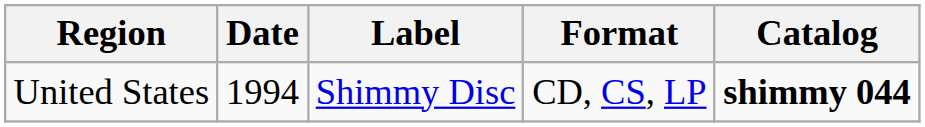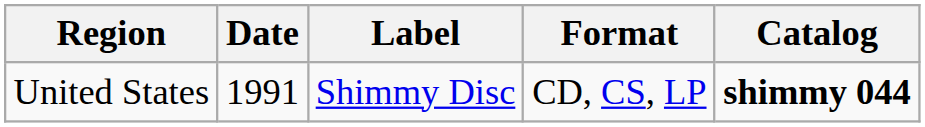(262, 91) 1994 -> (262, 91) 1991
